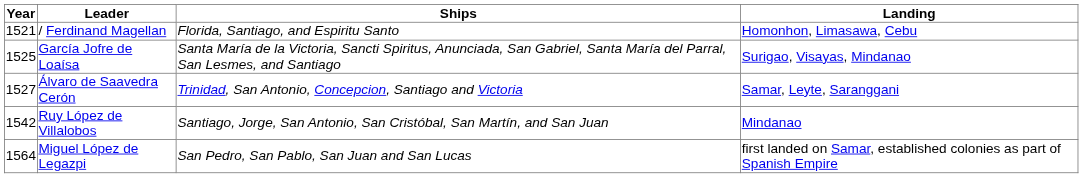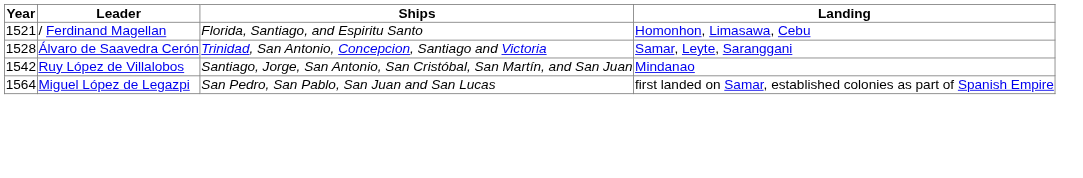- row: (85, 56)
(21, 89) 1527 -> (21, 49) 1528
